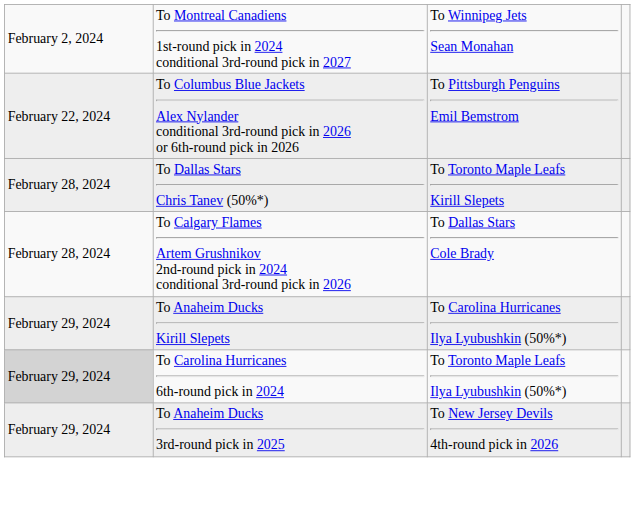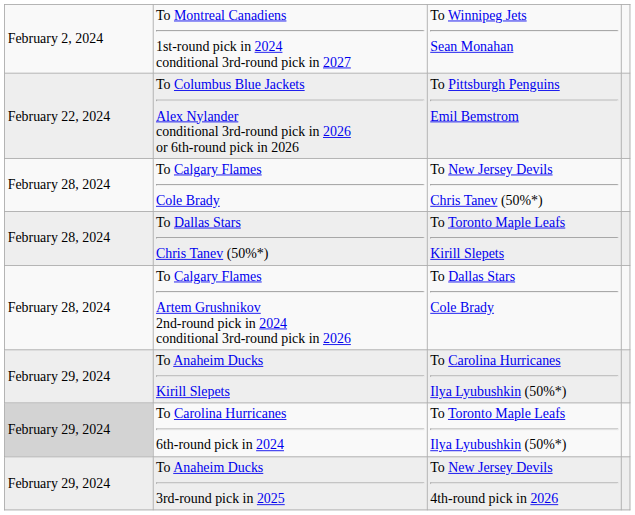+ row: (290, 184)
